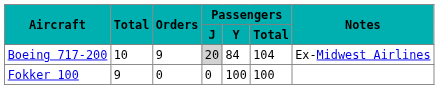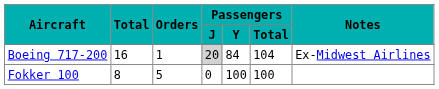(121, 55) 10 -> (121, 55) 16
(159, 55) 9 -> (159, 55) 1
(117, 75) 9 -> (117, 75) 8
(159, 75) 0 -> (159, 75) 5
